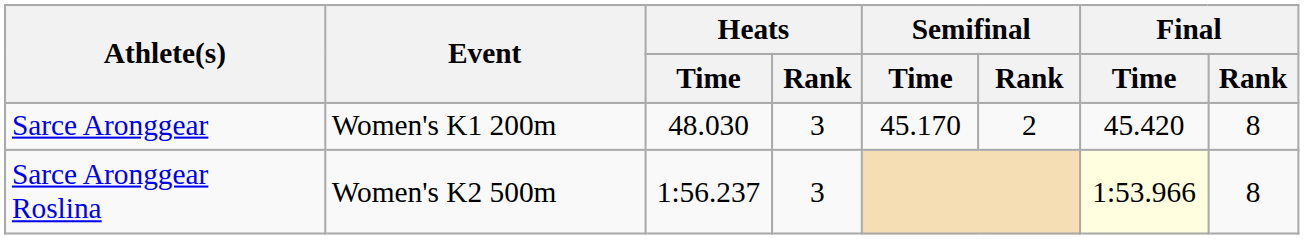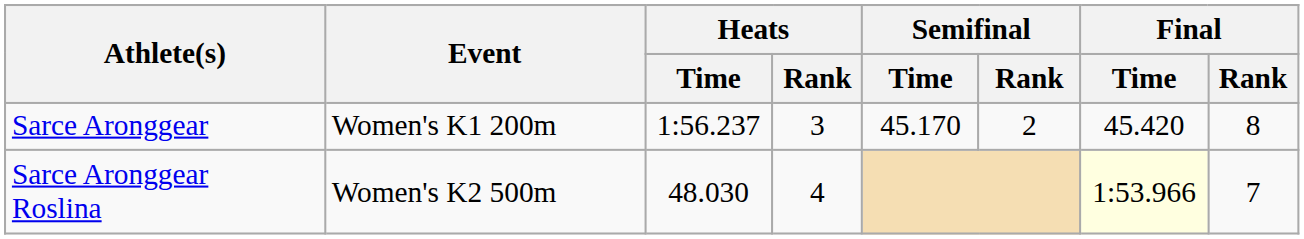(709, 126) 48.030 -> (709, 126) 1:56.237
(709, 191) 1:56.237 -> (709, 191) 48.030
(817, 191) 3 -> (817, 191) 4
(1253, 191) 8 -> (1253, 191) 7
